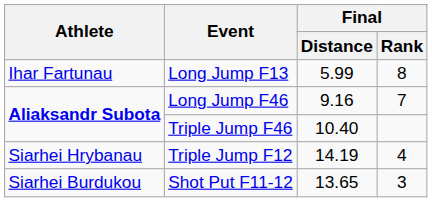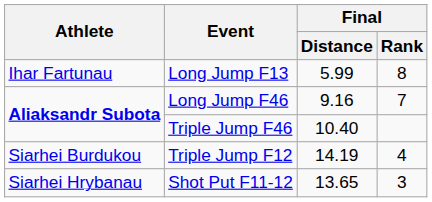(75, 155) Siarhei Hrybanau -> (75, 155) Siarhei Burdukou
(75, 182) Siarhei Burdukou -> (75, 182) Siarhei Hrybanau
